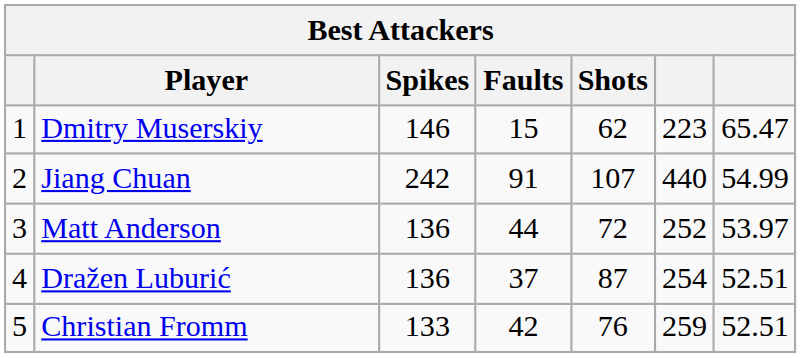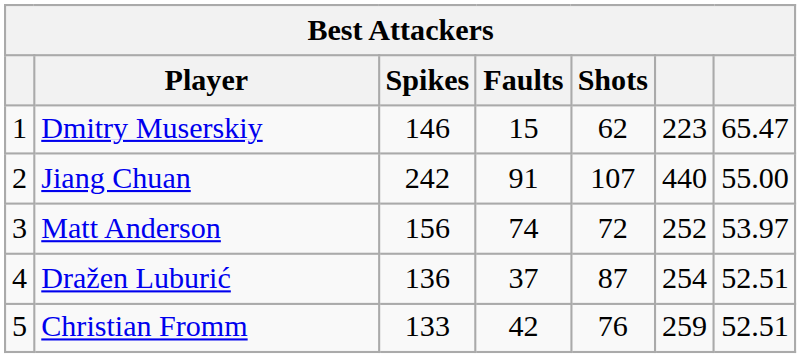(755, 178) 54.99 -> (755, 178) 55.00
(427, 228) 136 -> (427, 228) 156
(523, 228) 44 -> (523, 228) 74
